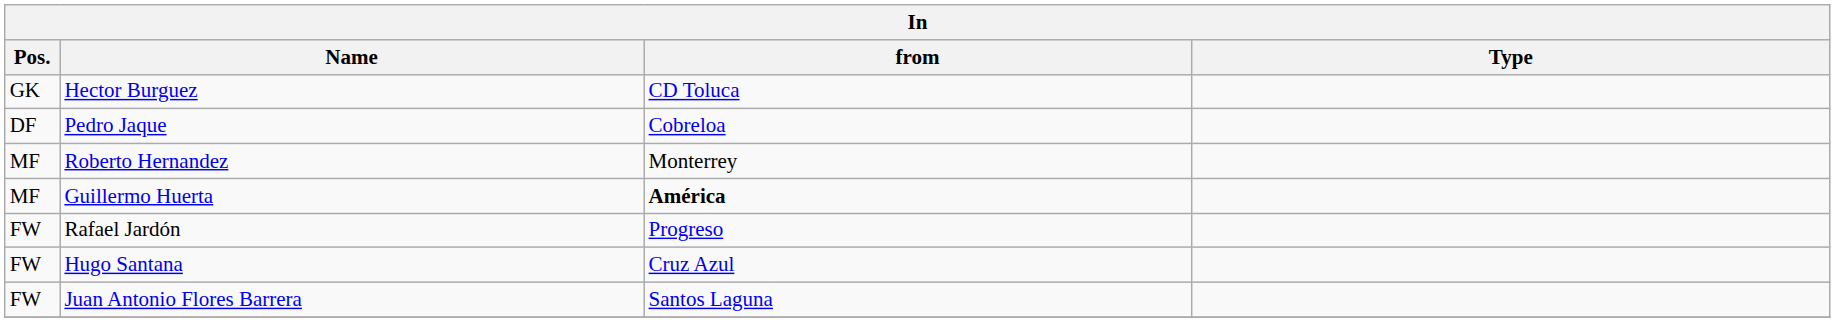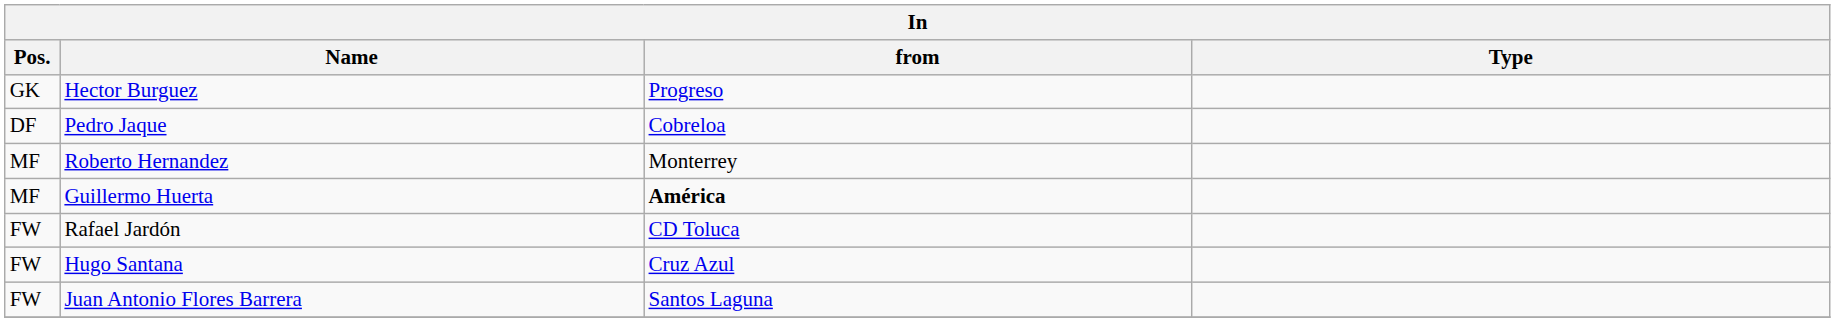(694, 91) CD Toluca -> (686, 91) Progreso
(686, 230) Progreso -> (694, 230) CD Toluca
